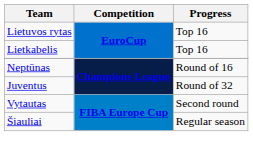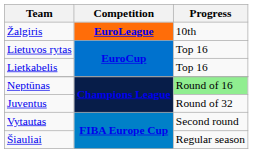+ row: (25, 31)
(204, 67) no background -> (204, 85) lightgreen background
